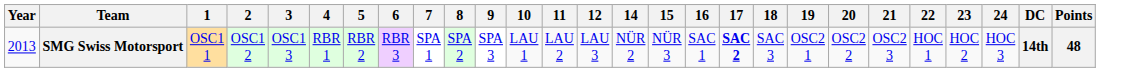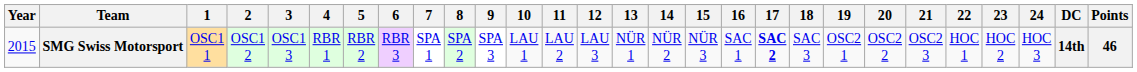+ column: (631, 15)
(22, 46) 2013 -> (22, 46) 2015
(1074, 46) 48 -> (1110, 46) 46
